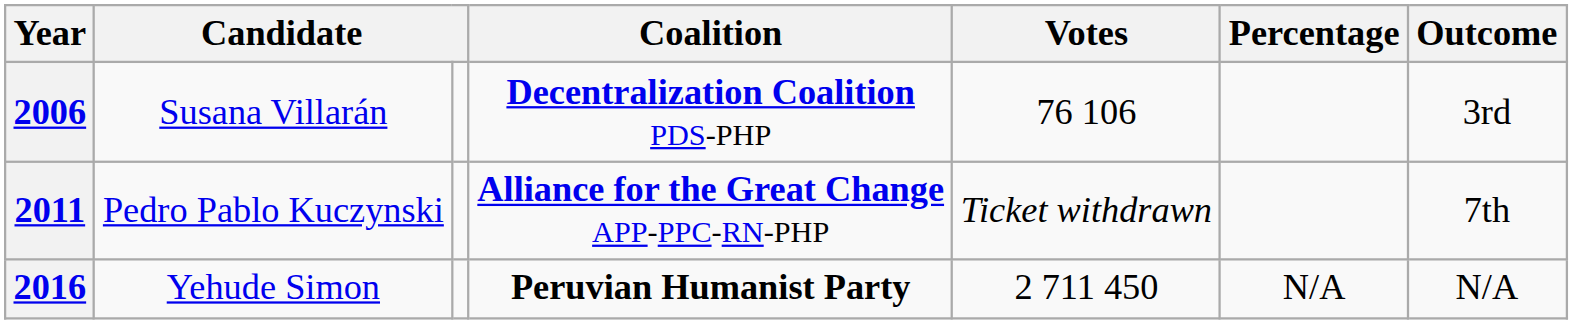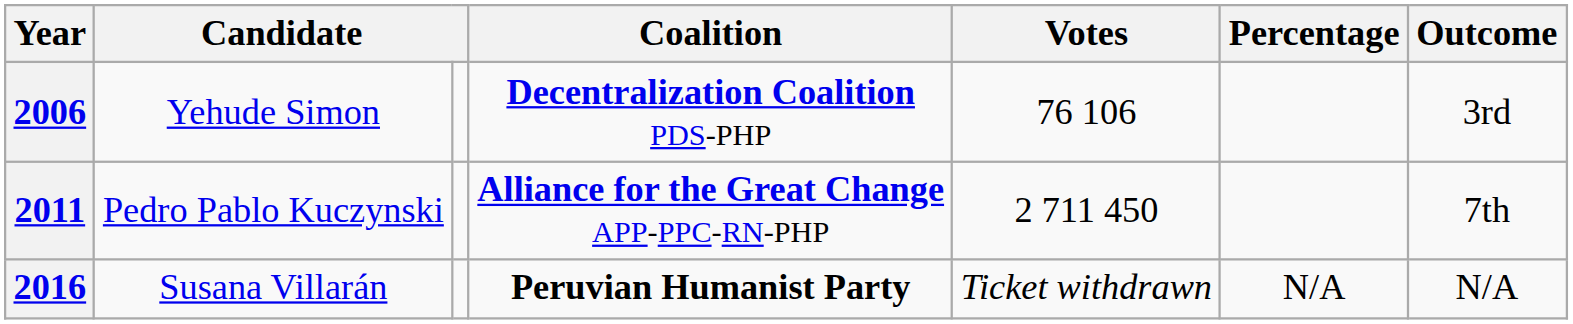(273, 111) Susana Villarán -> (273, 111) Yehude Simon
(1086, 209) Ticket withdrawn -> (1086, 209) 2 711 450
(273, 287) Yehude Simon -> (273, 287) Susana Villarán
(1086, 287) 2 711 450 -> (1086, 287) Ticket withdrawn
